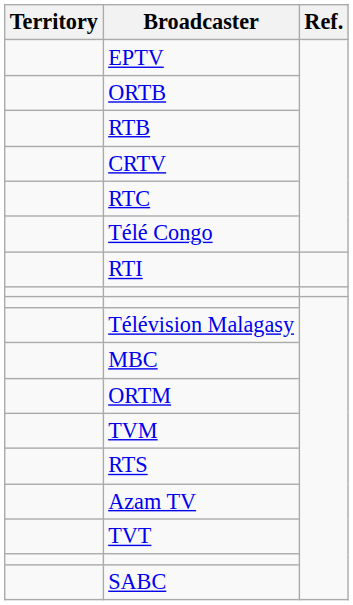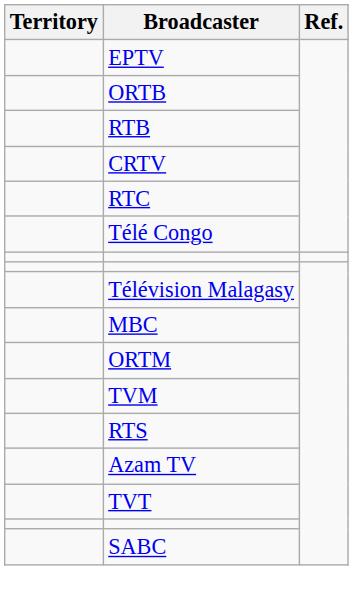- row: (54, 269)
